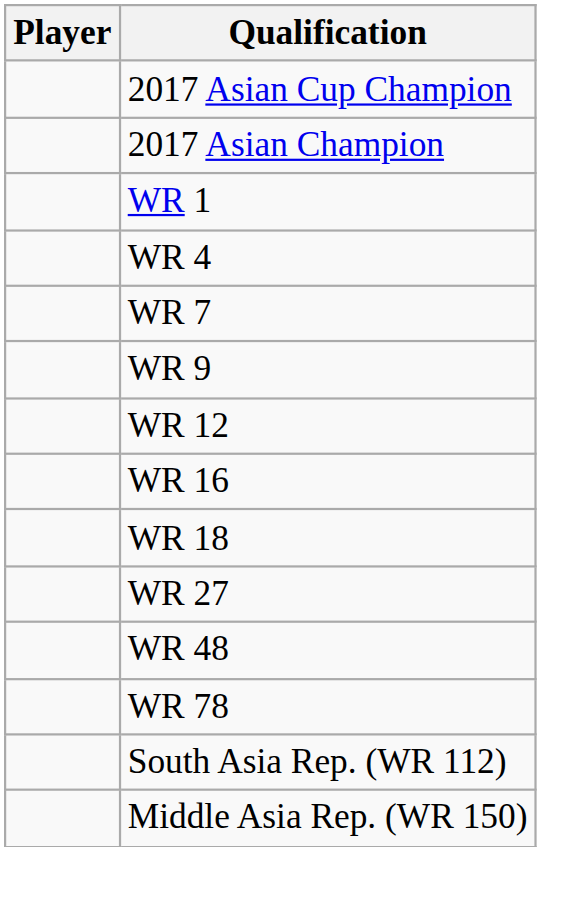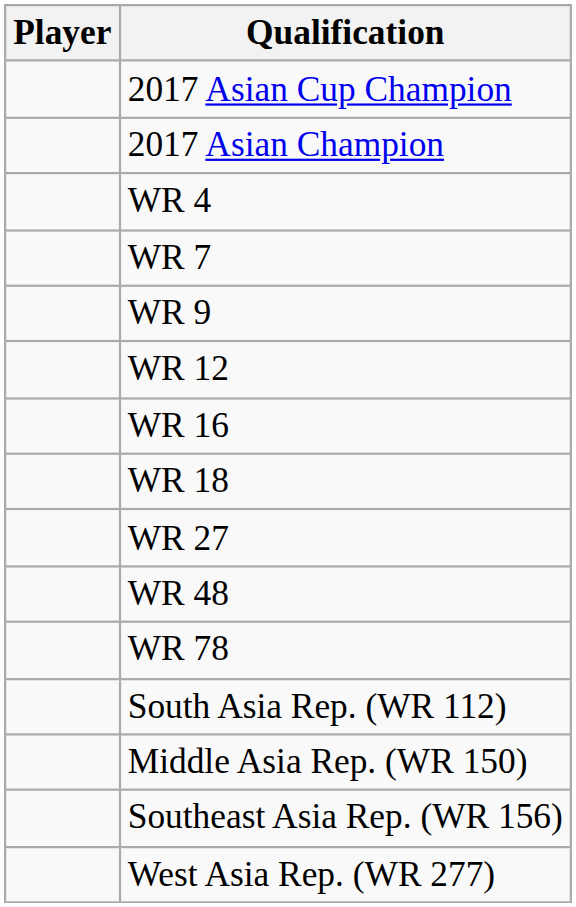- row: (169, 200)
+ row: (345, 817)
+ row: (311, 873)
